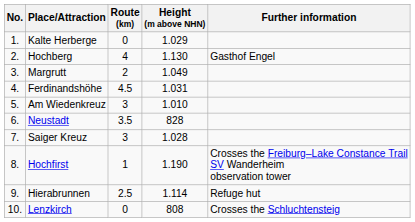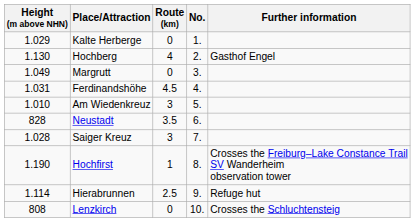columns swapped: (15, 18) <-> (175, 18)
(125, 72) 2 -> (170, 72) 0
